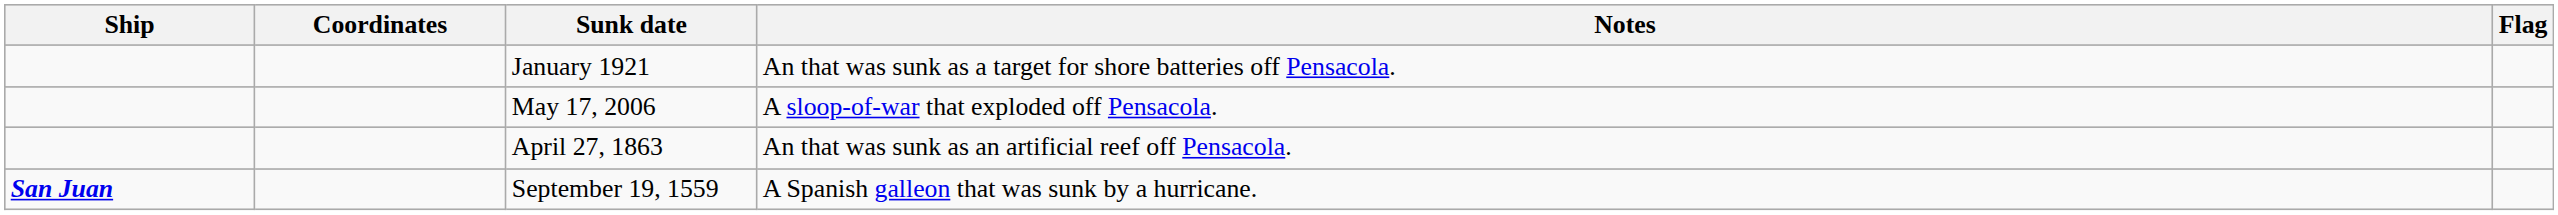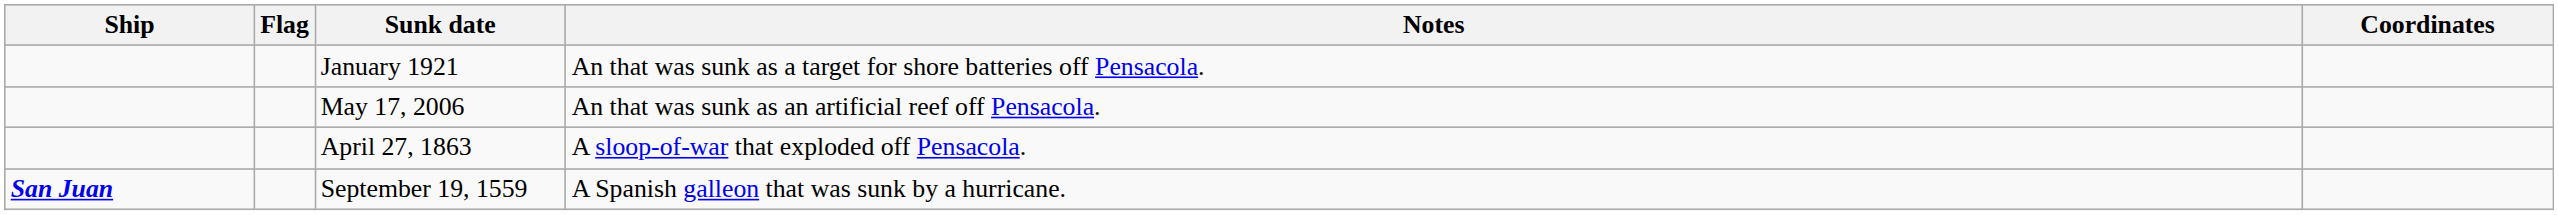columns swapped: (2523, 24) <-> (380, 24)
(990, 106) A sloop-of-war that exploded off Pensacola. -> (836, 106) An that was sunk as an artificial reef off Pensacola.
(1027, 147) An that was sunk as an artificial reef off Pensacola. -> (799, 147) A sloop-of-war that exploded off Pensacola.
